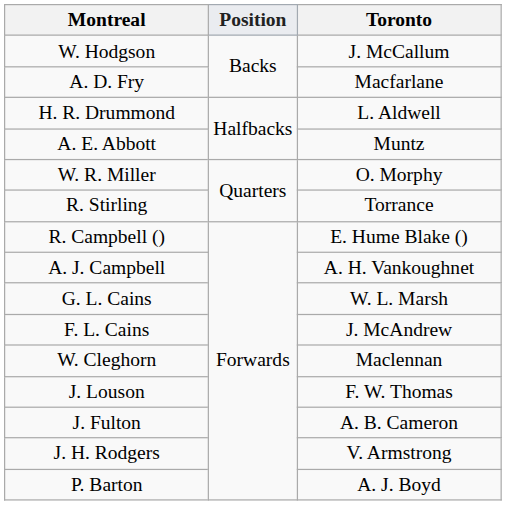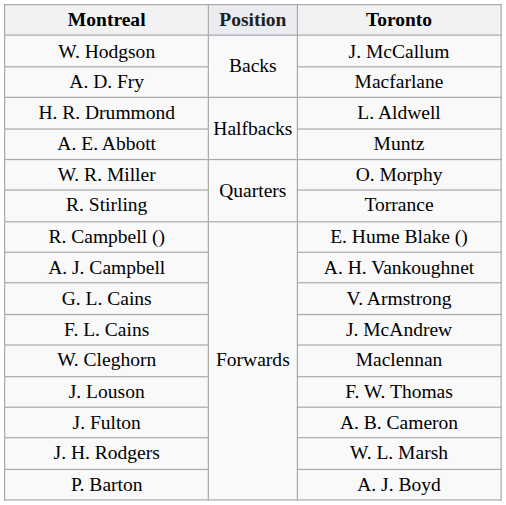(399, 298) W. L. Marsh -> (399, 298) V. Armstrong
(399, 453) V. Armstrong -> (399, 453) W. L. Marsh
